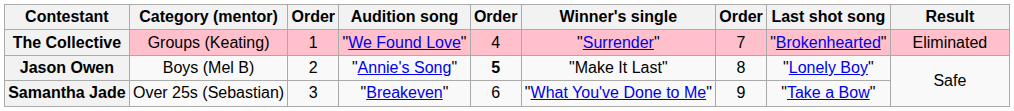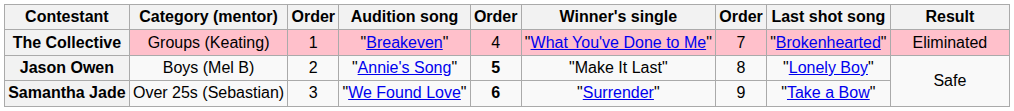(404, 42) "We Found Love" -> (404, 42) "Breakeven"
(618, 42) "Surrender" -> (618, 42) "What You've Done to Me"
(404, 93) "Breakeven" -> (404, 93) "We Found Love"
(496, 93) normal -> (496, 93) bold
(618, 93) "What You've Done to Me" -> (618, 93) "Surrender"
